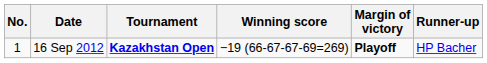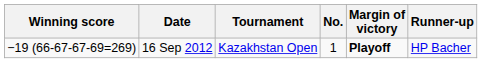columns swapped: (17, 21) <-> (284, 21)
(162, 48) bold -> (268, 48) normal
